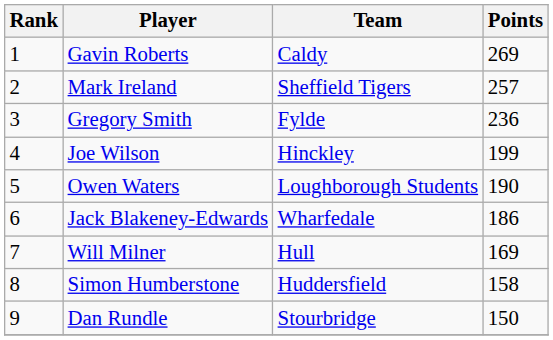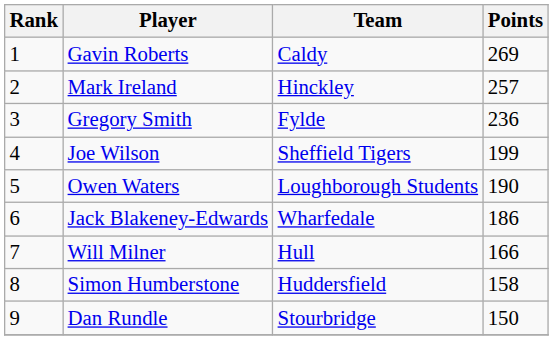(344, 86) Sheffield Tigers -> (316, 86) Hinckley
(316, 152) Hinckley -> (344, 152) Sheffield Tigers
(503, 251) 169 -> (503, 251) 166
